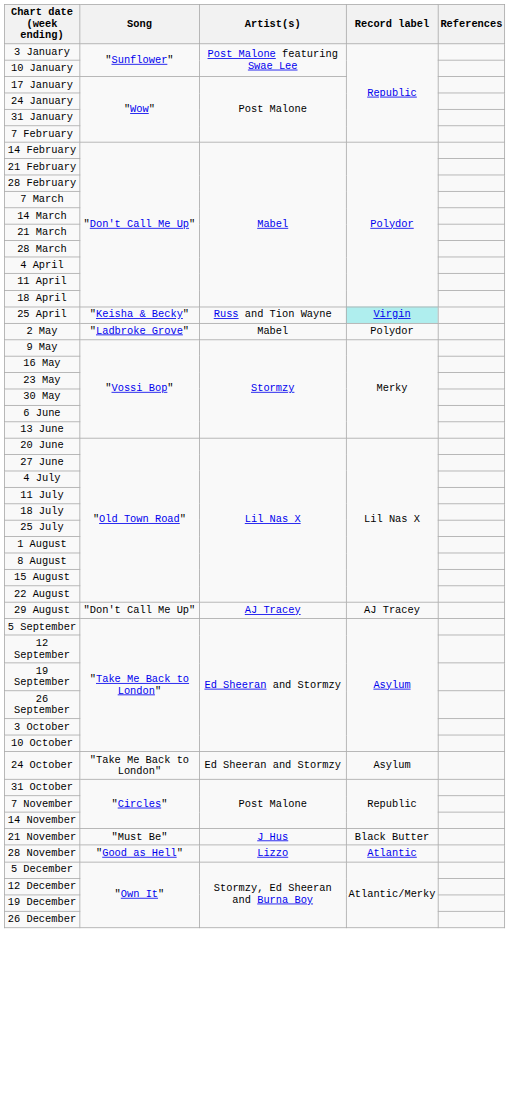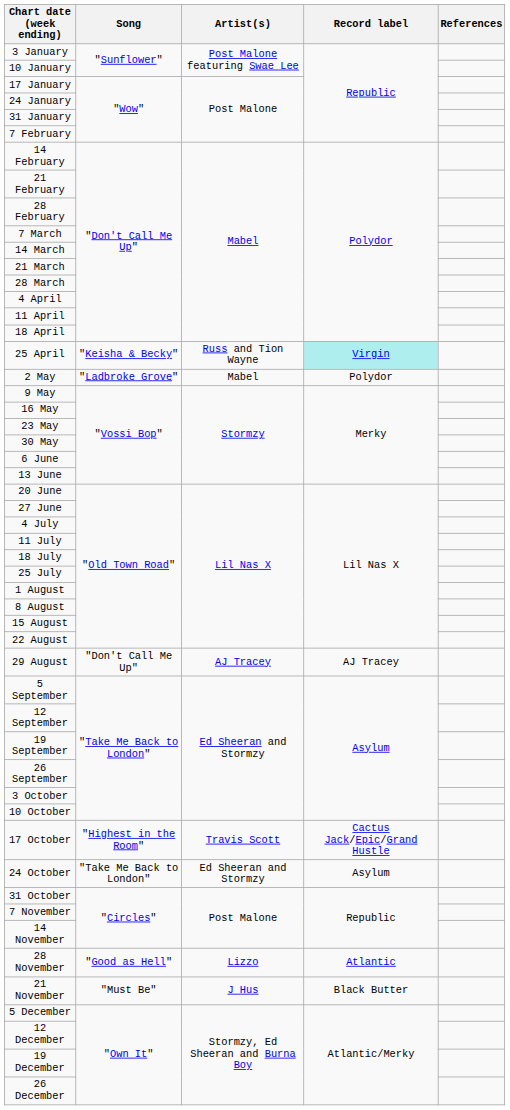+ row: (40, 840)
rows swapped: (42, 837) <-> (42, 853)
